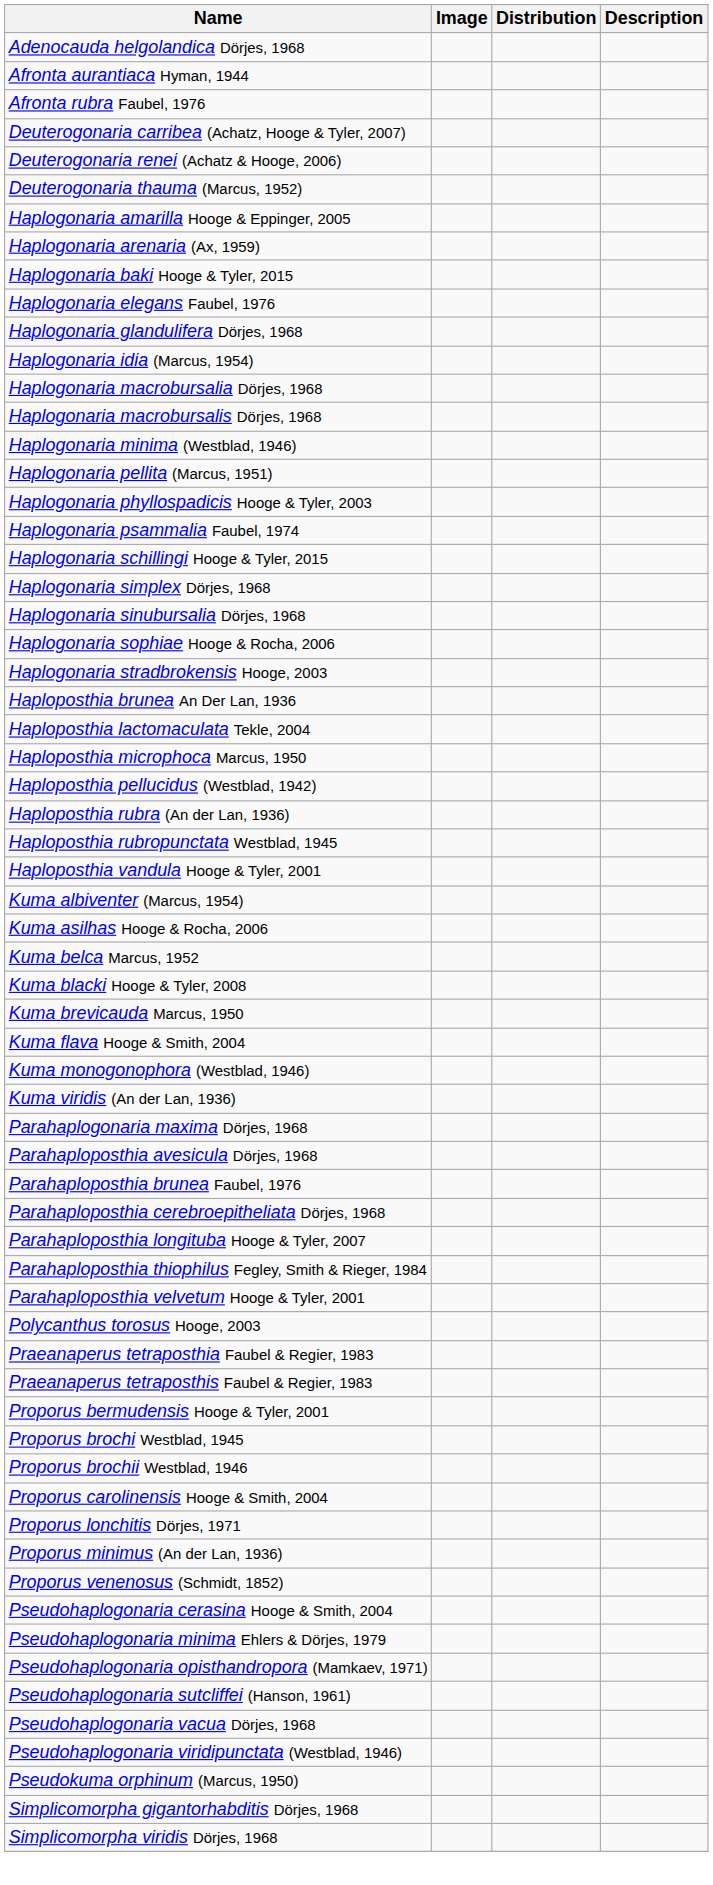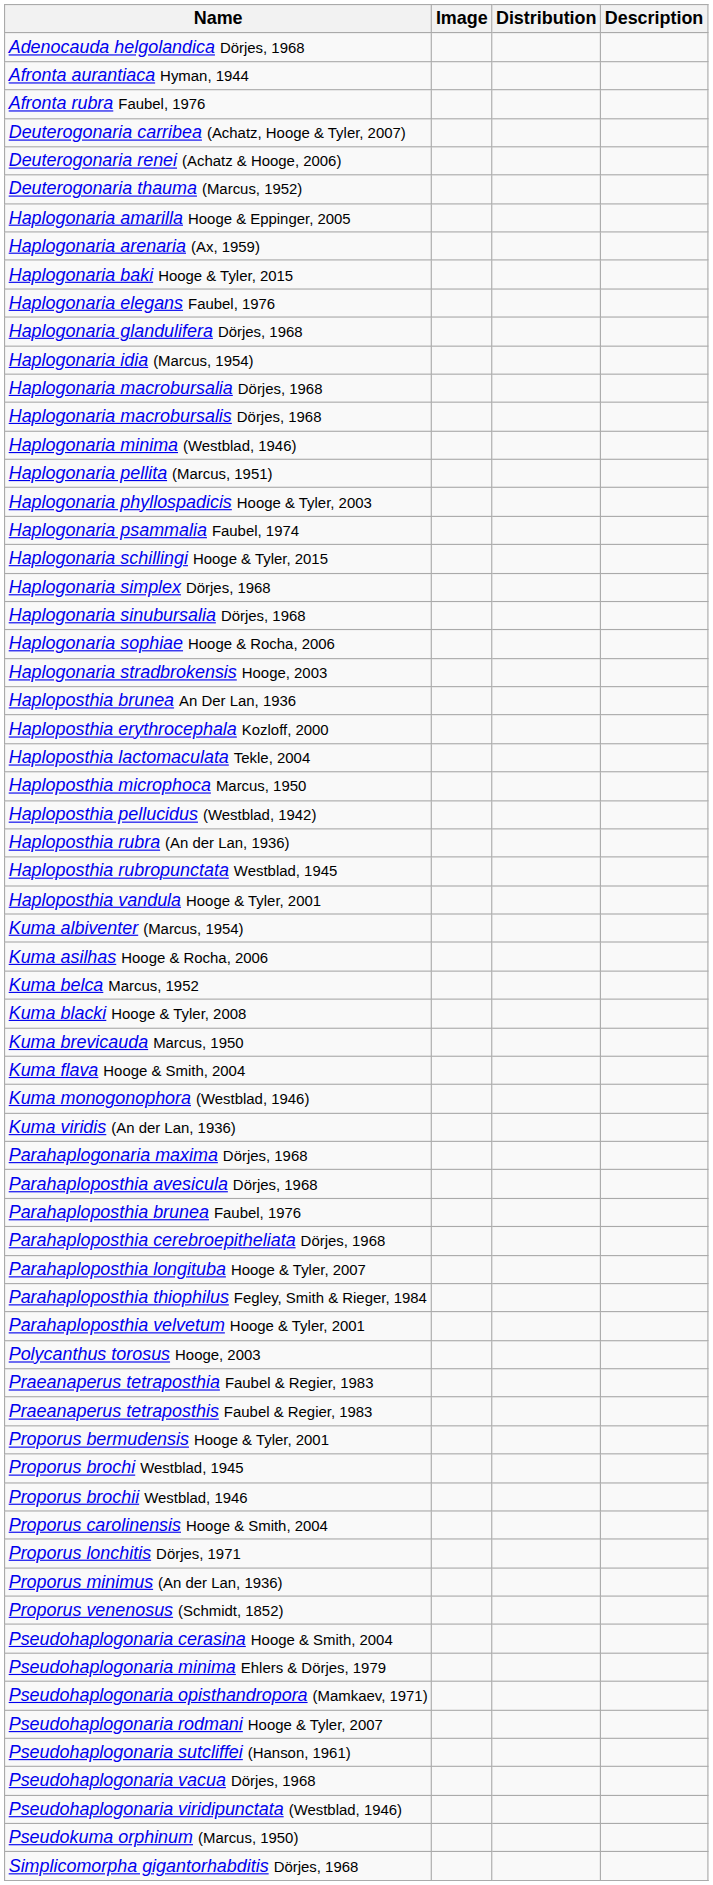+ row: (169, 729)
+ row: (196, 1723)
- row: (143, 1837)
